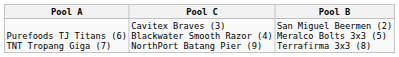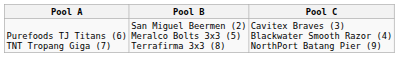columns swapped: (335, 11) <-> (202, 11)
